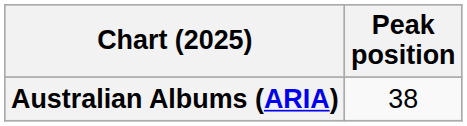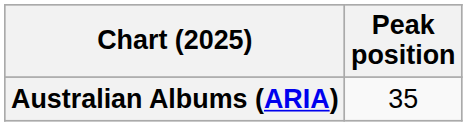(403, 98) 38 -> (403, 98) 35
